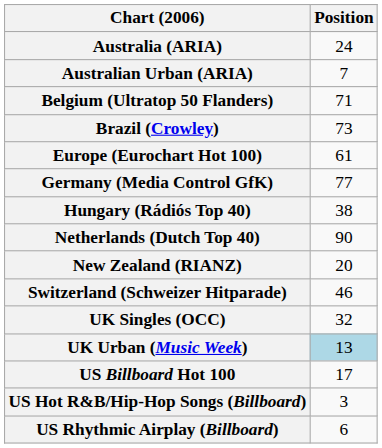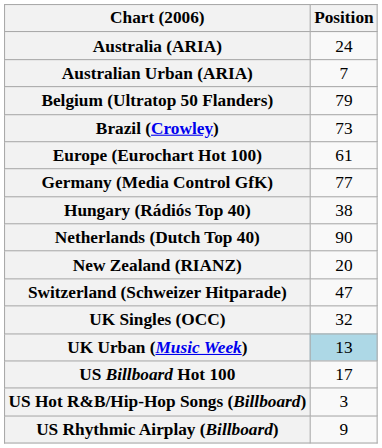(344, 100) 71 -> (344, 100) 79
(344, 292) 46 -> (344, 292) 47
(344, 429) 6 -> (344, 429) 9
